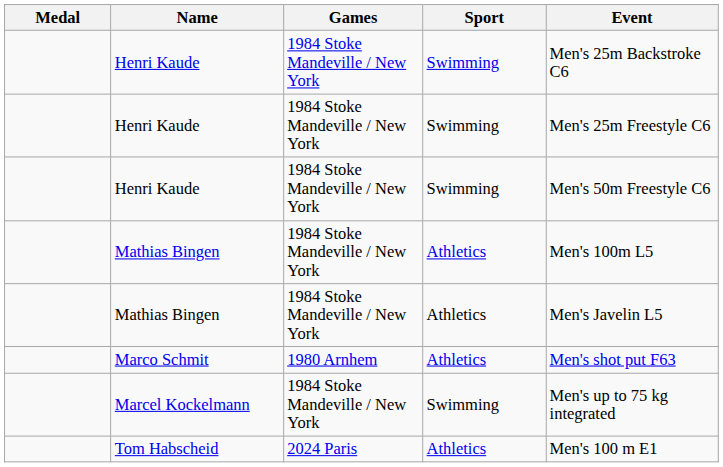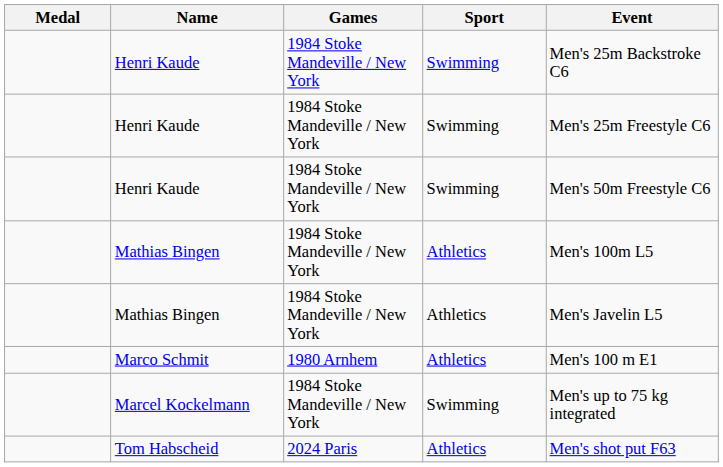(613, 359) Men's shot put F63 -> (603, 359) Men's 100 m E1
(603, 449) Men's 100 m E1 -> (613, 449) Men's shot put F63
